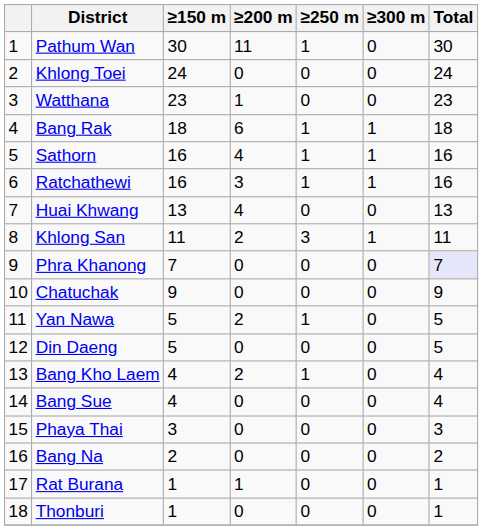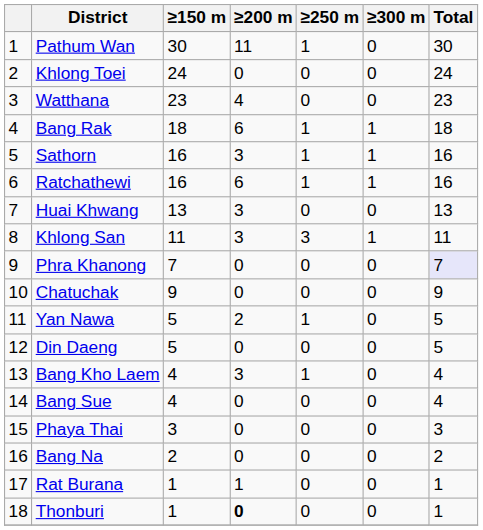(239, 100) 1 -> (239, 100) 4
(239, 155) 4 -> (239, 155) 3
(239, 182) 3 -> (239, 182) 6
(239, 210) 4 -> (239, 210) 3
(239, 237) 2 -> (239, 237) 3
(239, 374) 2 -> (239, 374) 3
(239, 511) normal -> (239, 511) bold
